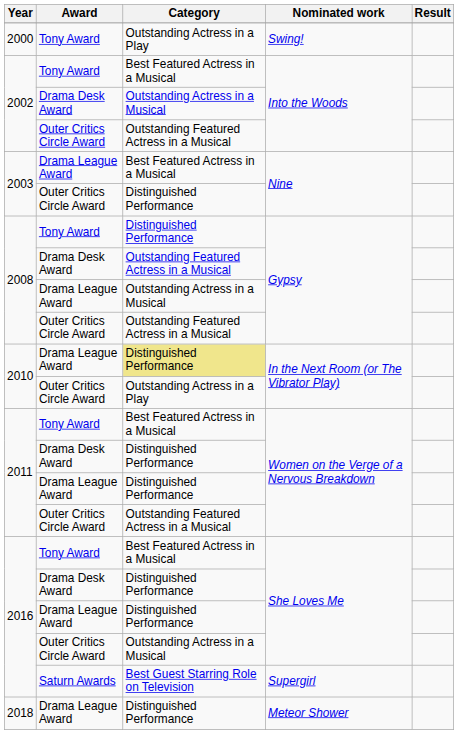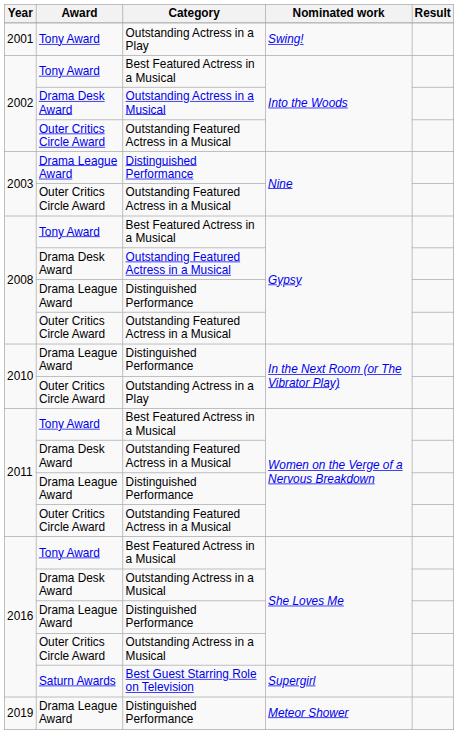(20, 39) 2000 -> (20, 39) 2001
(190, 167) Best Featured Actress in a Musical -> (161, 167) Distinguished Performance
(161, 199) Distinguished Performance -> (183, 199) Outstanding Featured Actress in a Musical
(161, 231) Distinguished Performance -> (190, 231) Best Featured Actress in a Musical
(190, 296) Outstanding Actress in a Musical -> (161, 296) Distinguished Performance
(161, 360) khaki background -> (161, 360) no background
(161, 456) Distinguished Performance -> (183, 456) Outstanding Featured Actress in a Musical
(161, 584) Distinguished Performance -> (190, 584) Outstanding Actress in a Musical
(20, 713) 2018 -> (20, 713) 2019
